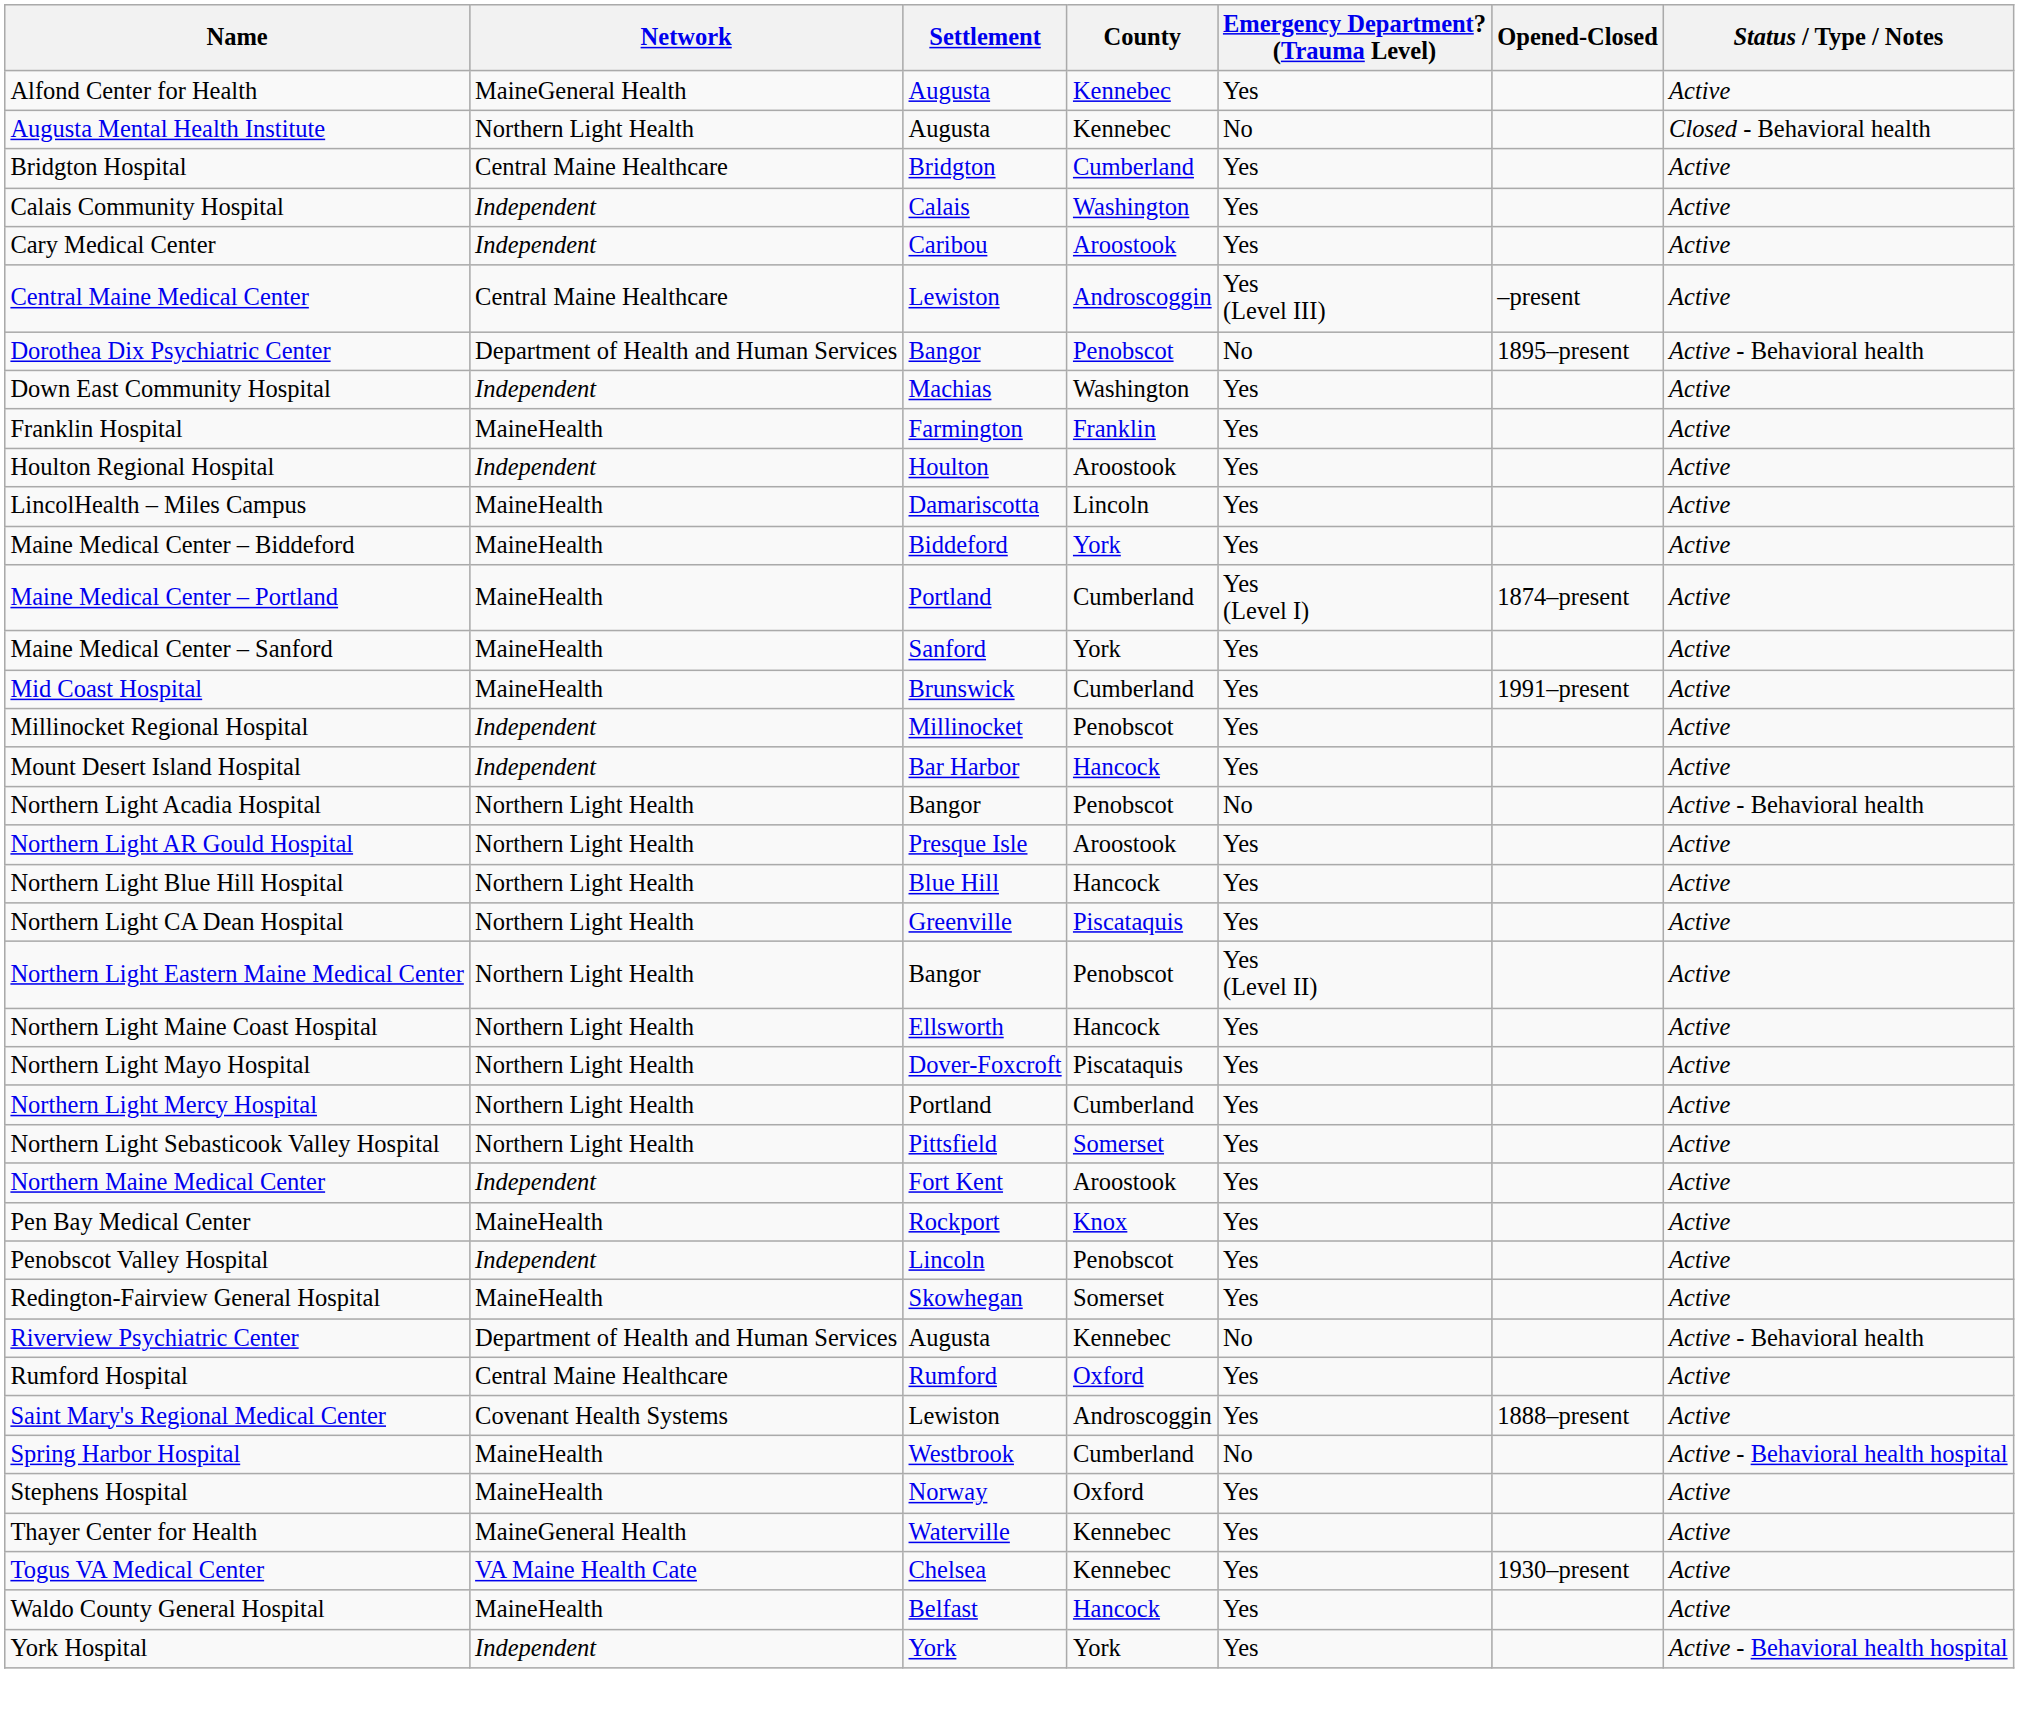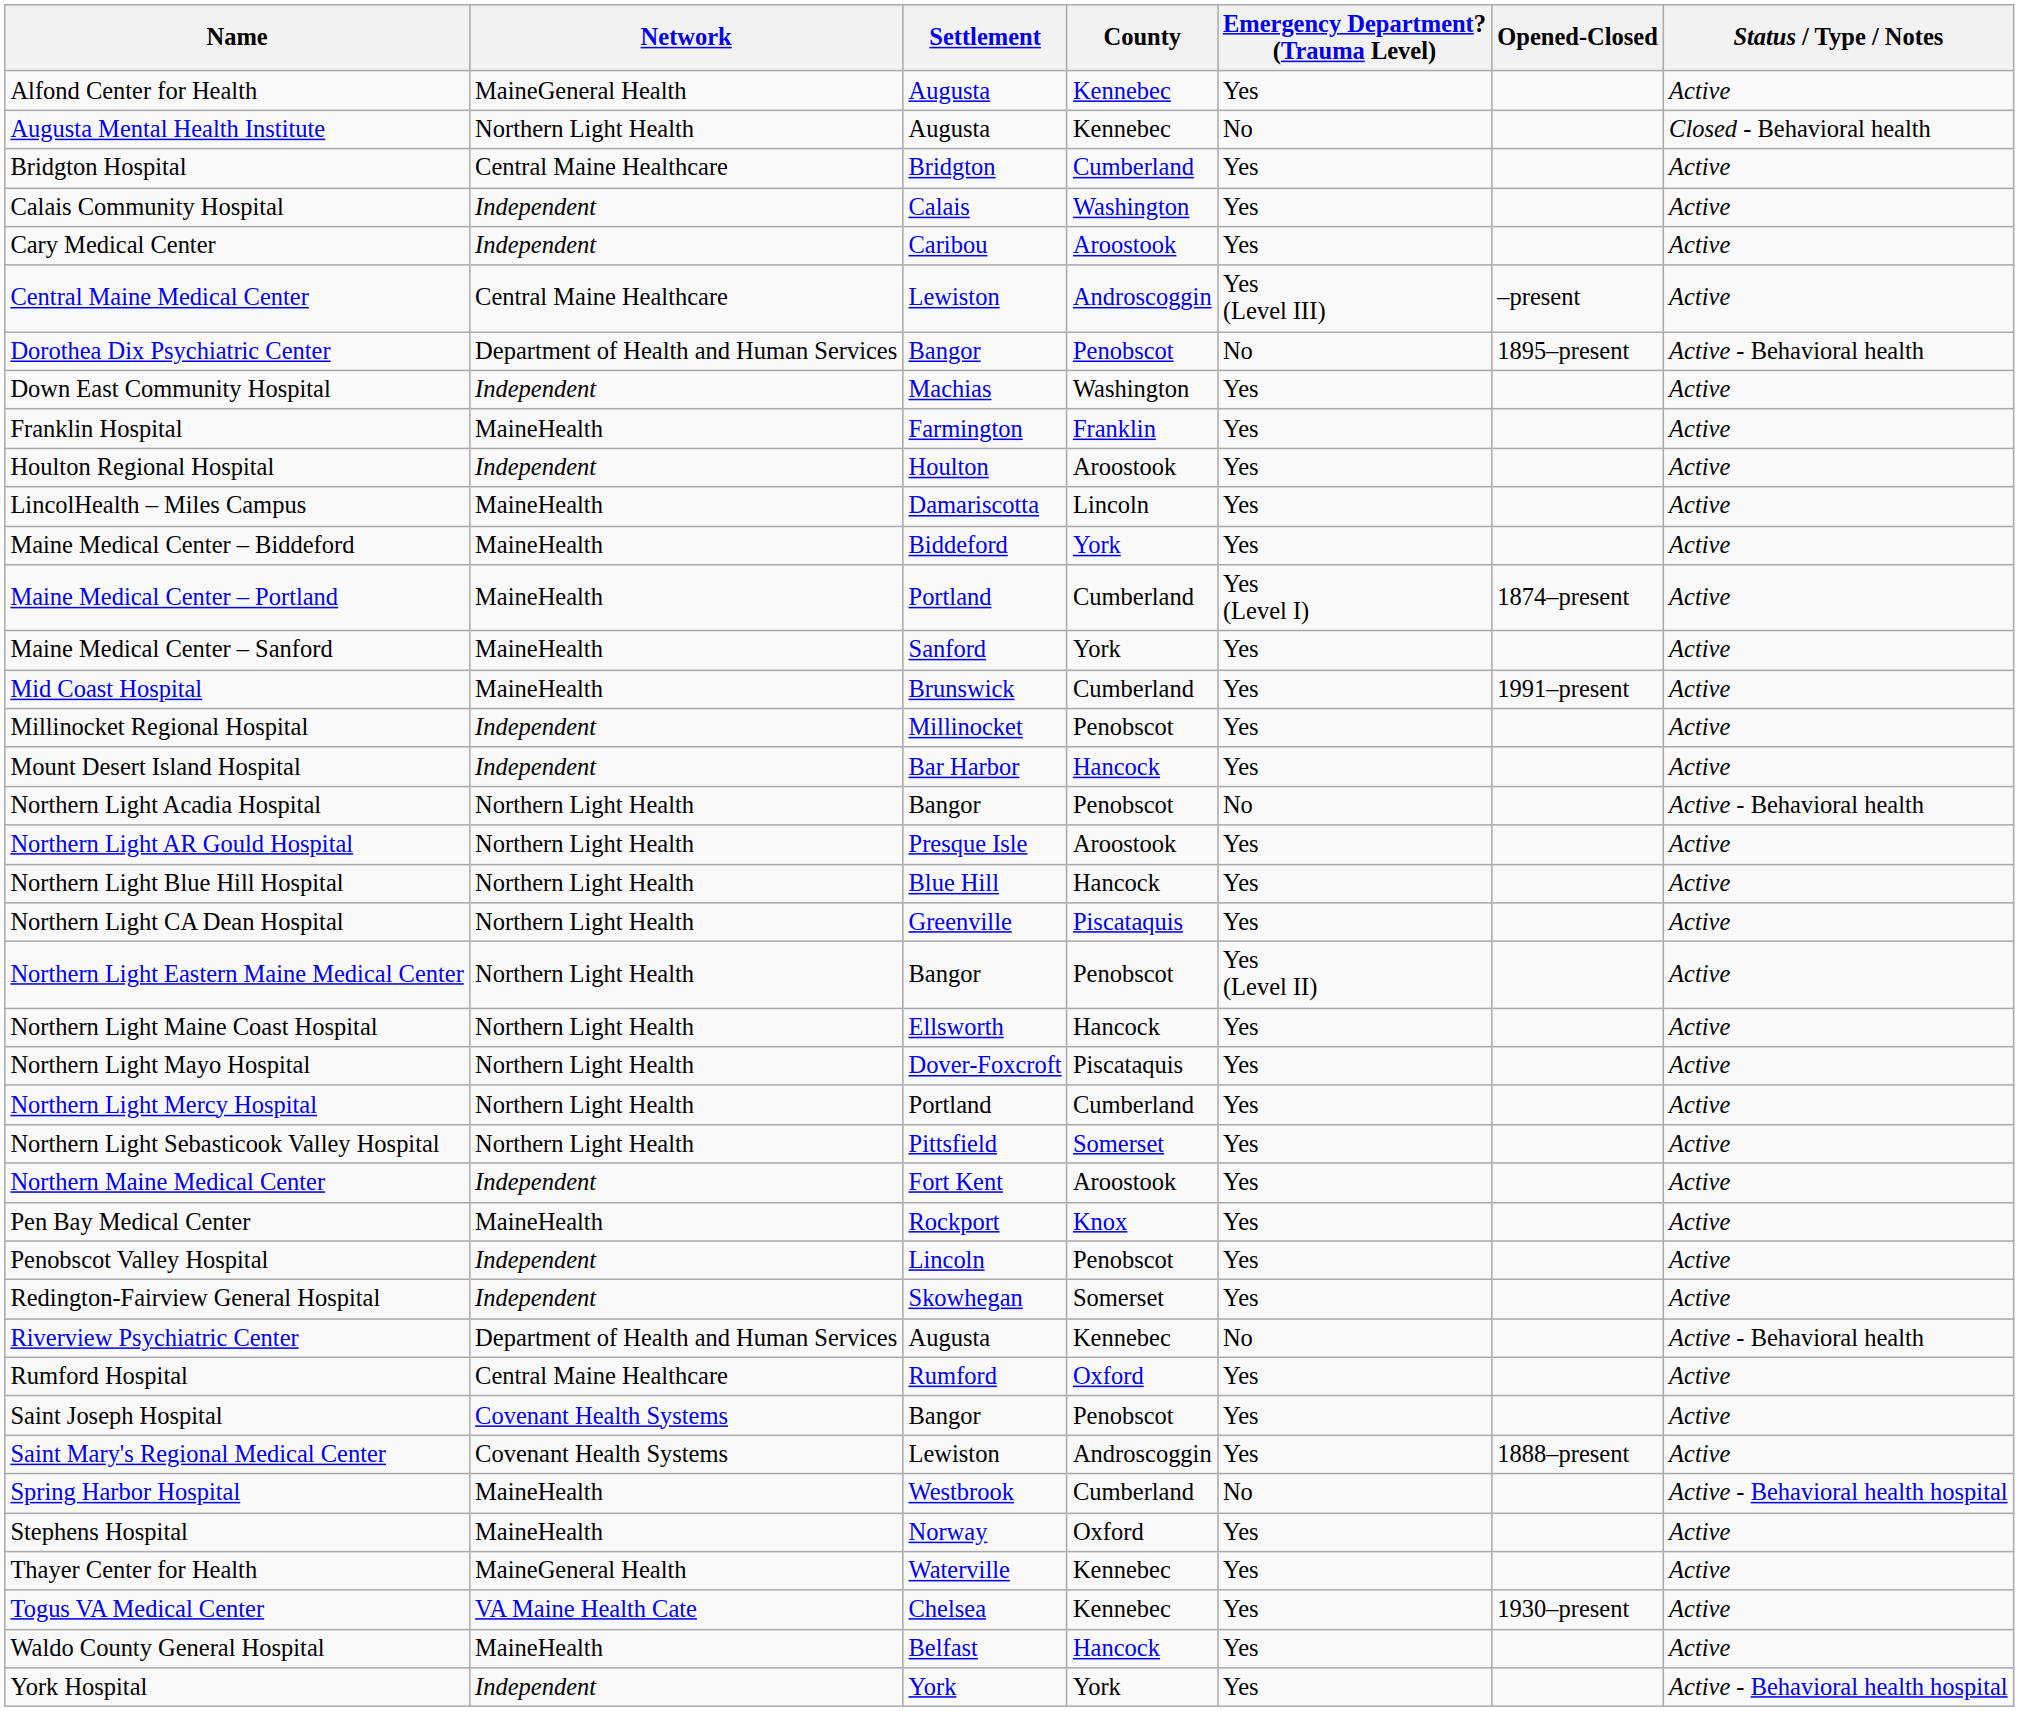(539, 1298) MaineHealth -> (536, 1298) Independent
+ row: (116, 1415)
